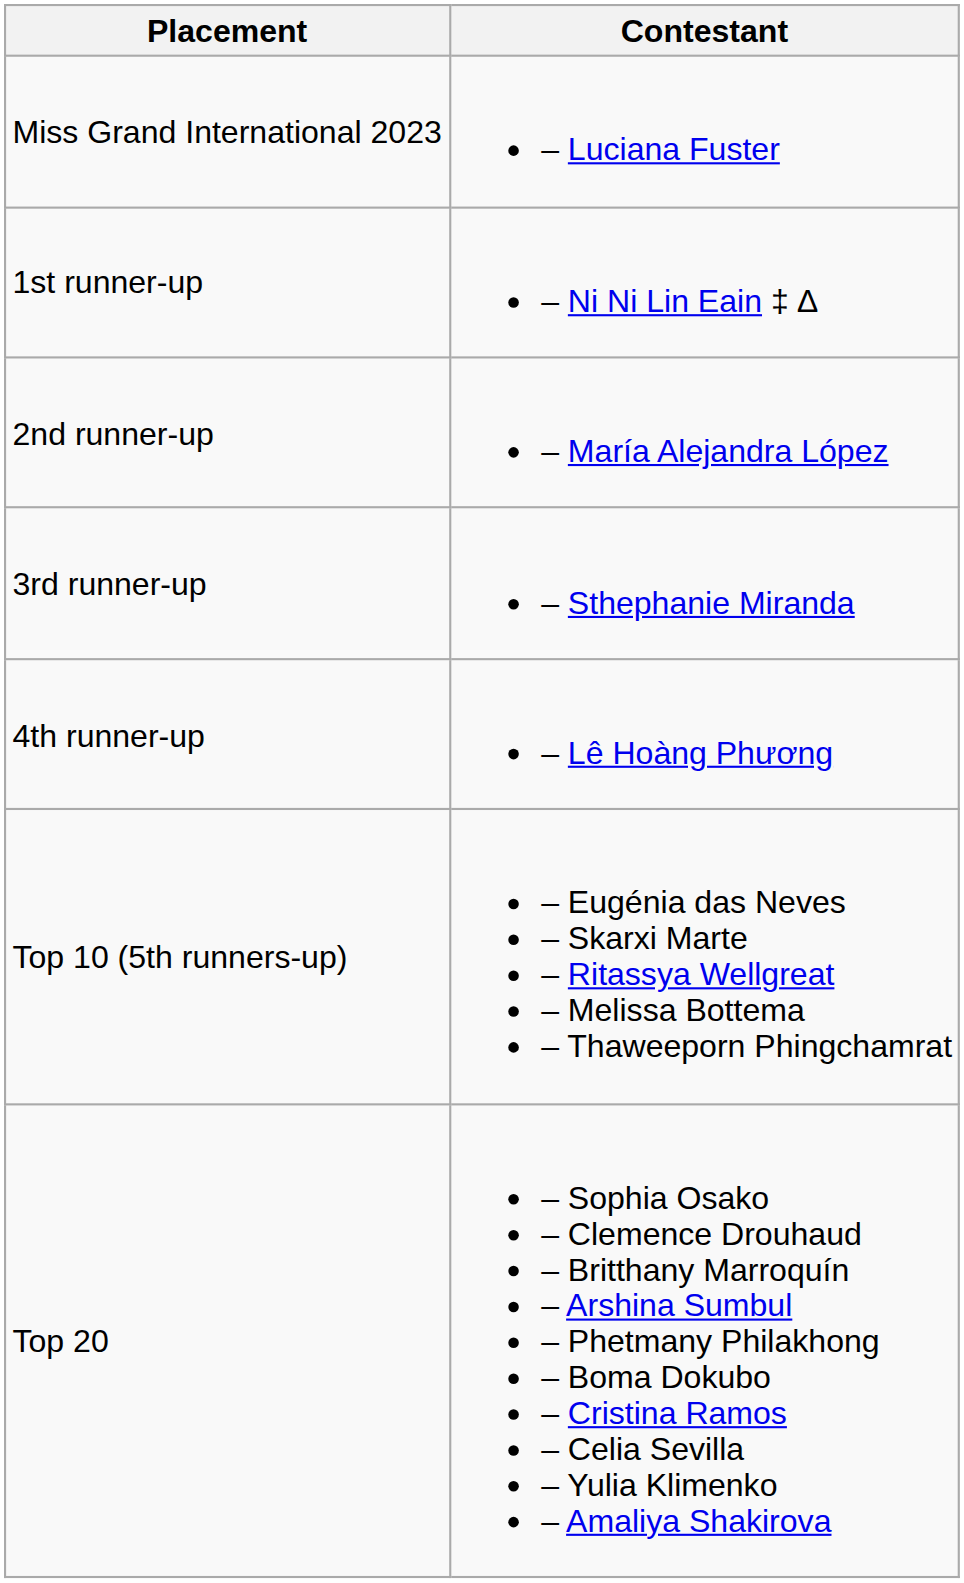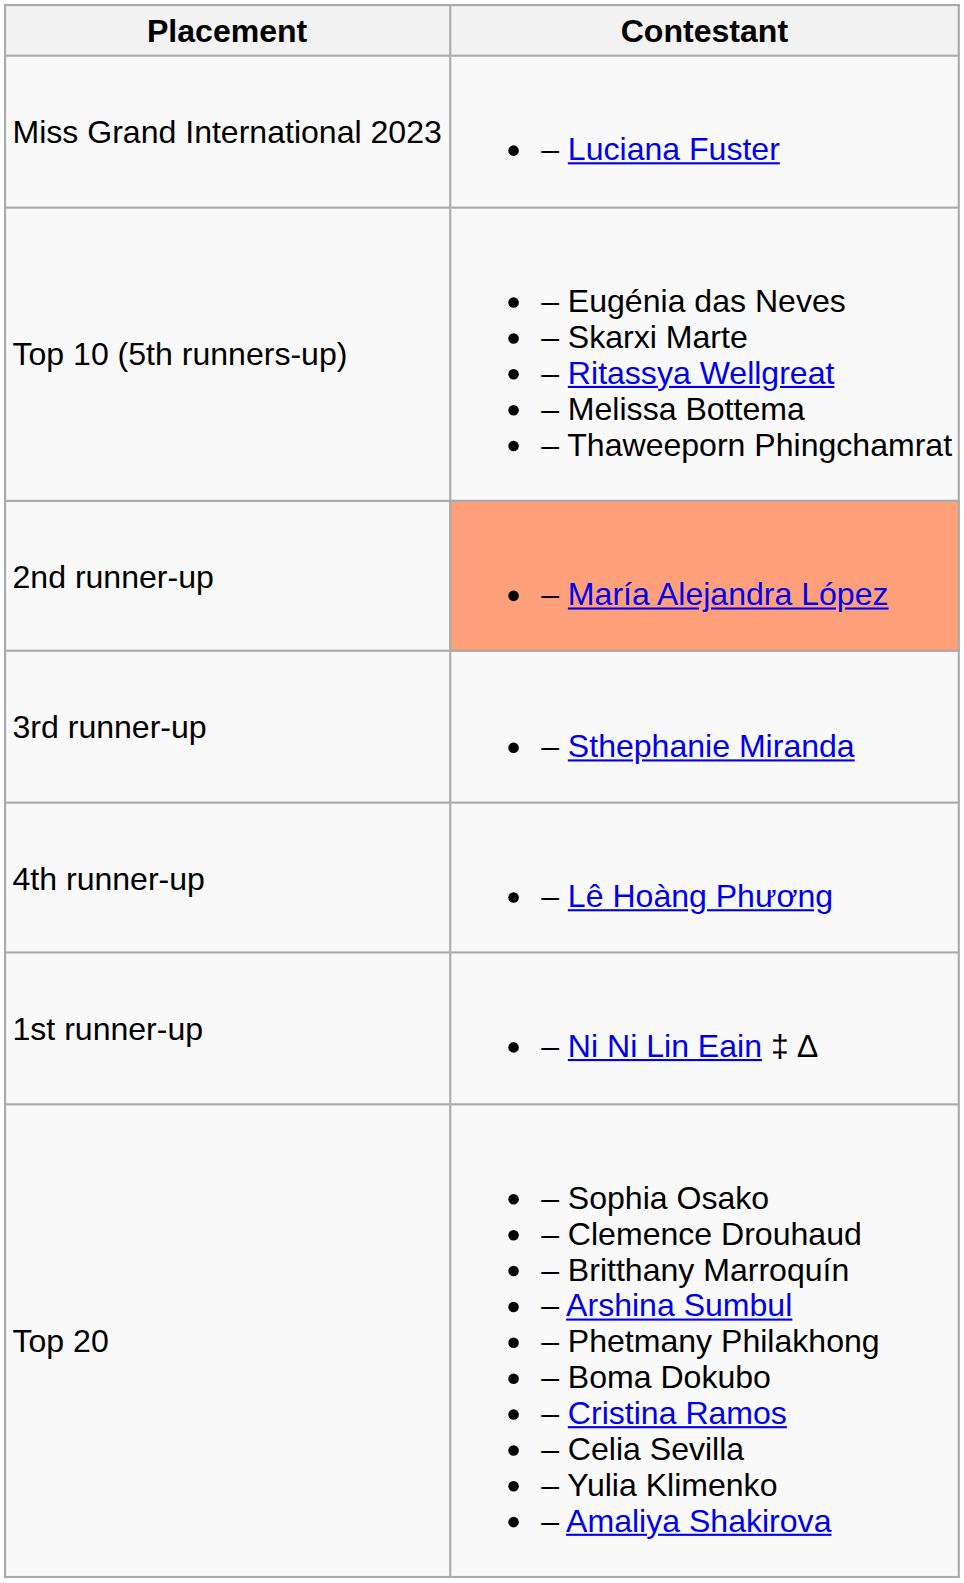rows swapped: (108, 282) <-> (180, 957)
(704, 451) no background -> (704, 594) lightsalmon background
